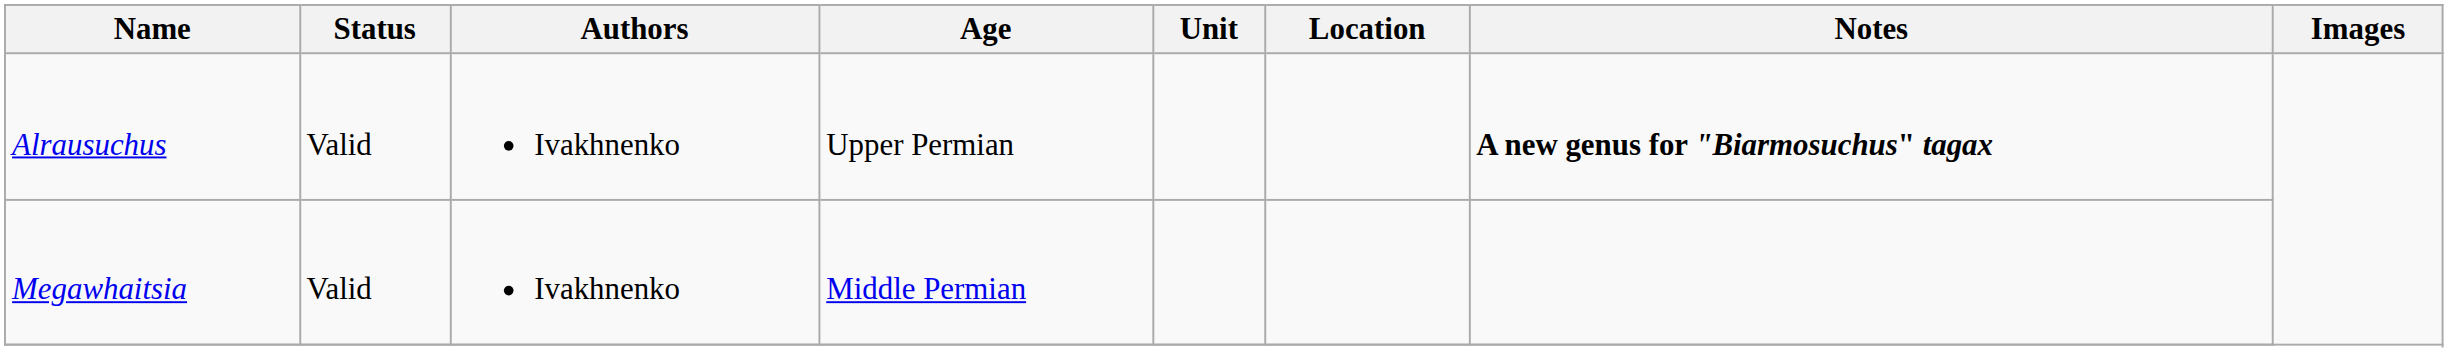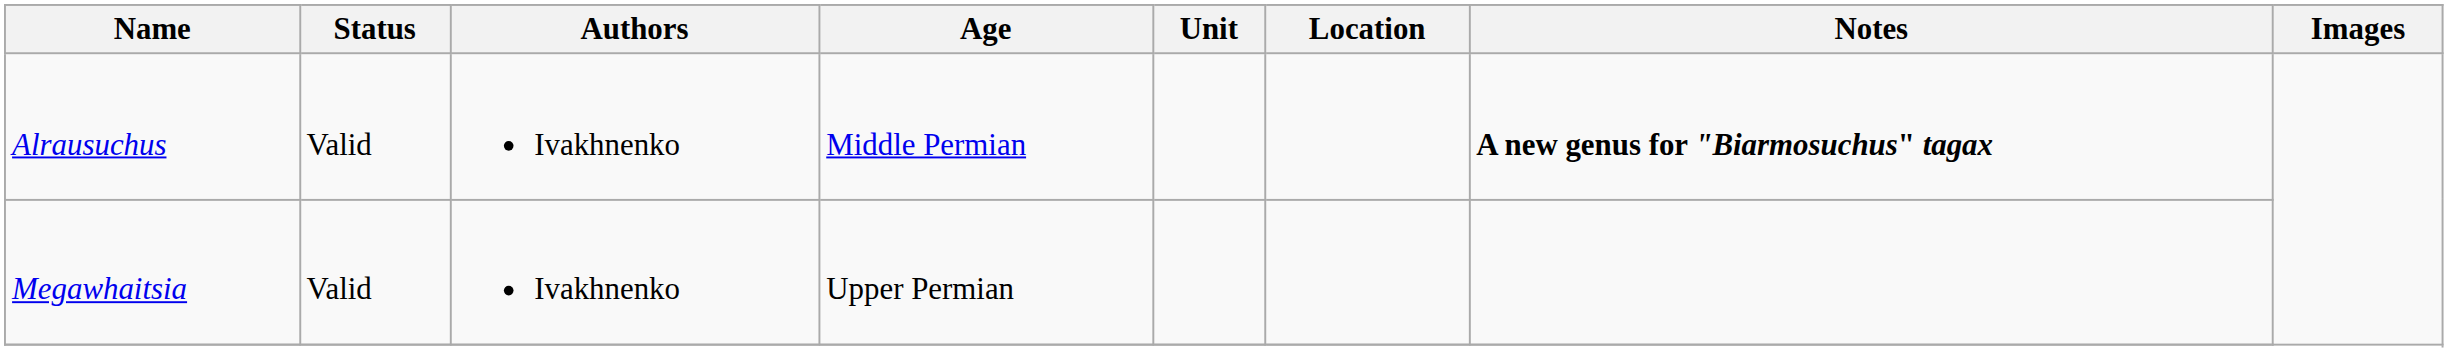(920, 143) Upper Permian -> (926, 143) Middle Permian
(926, 289) Middle Permian -> (920, 289) Upper Permian
